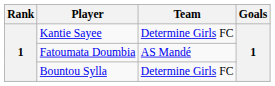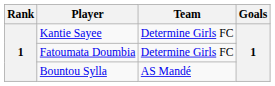(166, 52) AS Mandé -> (187, 52) Determine Girls FC
(187, 72) Determine Girls FC -> (166, 72) AS Mandé
